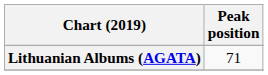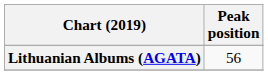(234, 57) 71 -> (234, 57) 56
